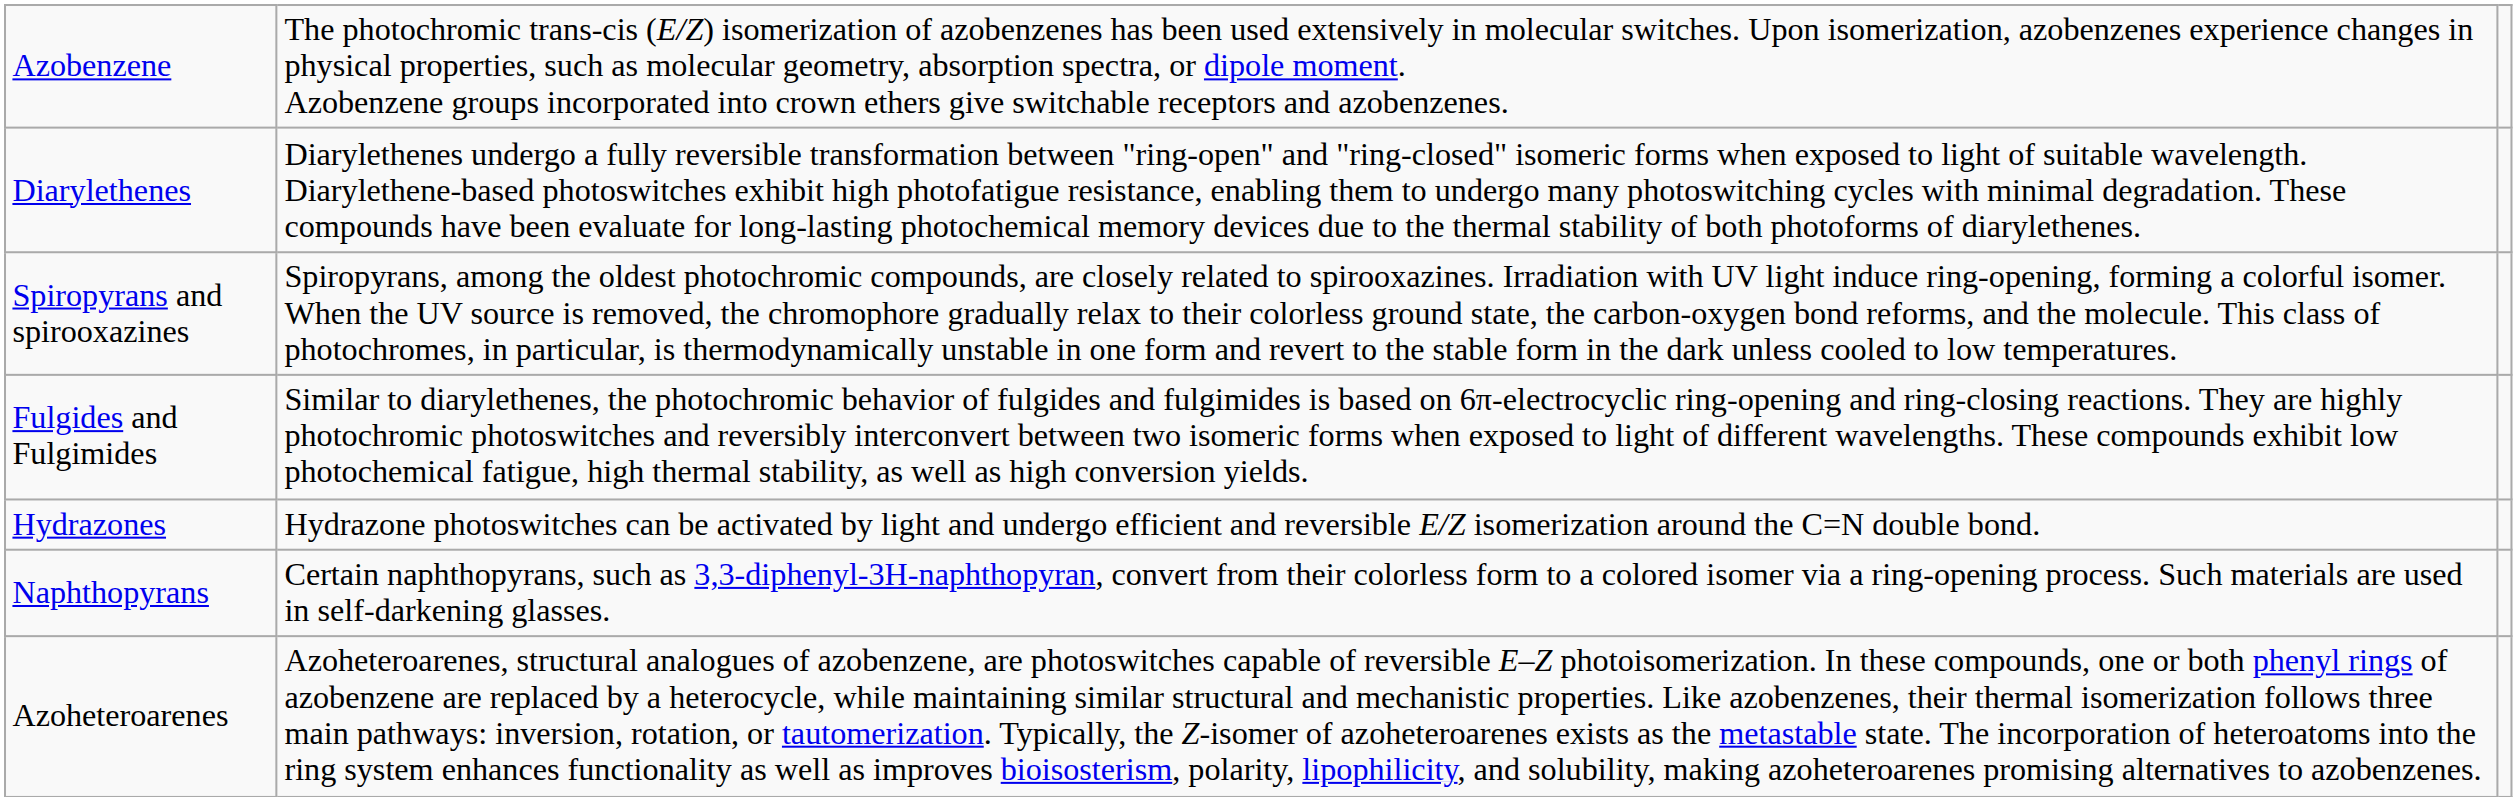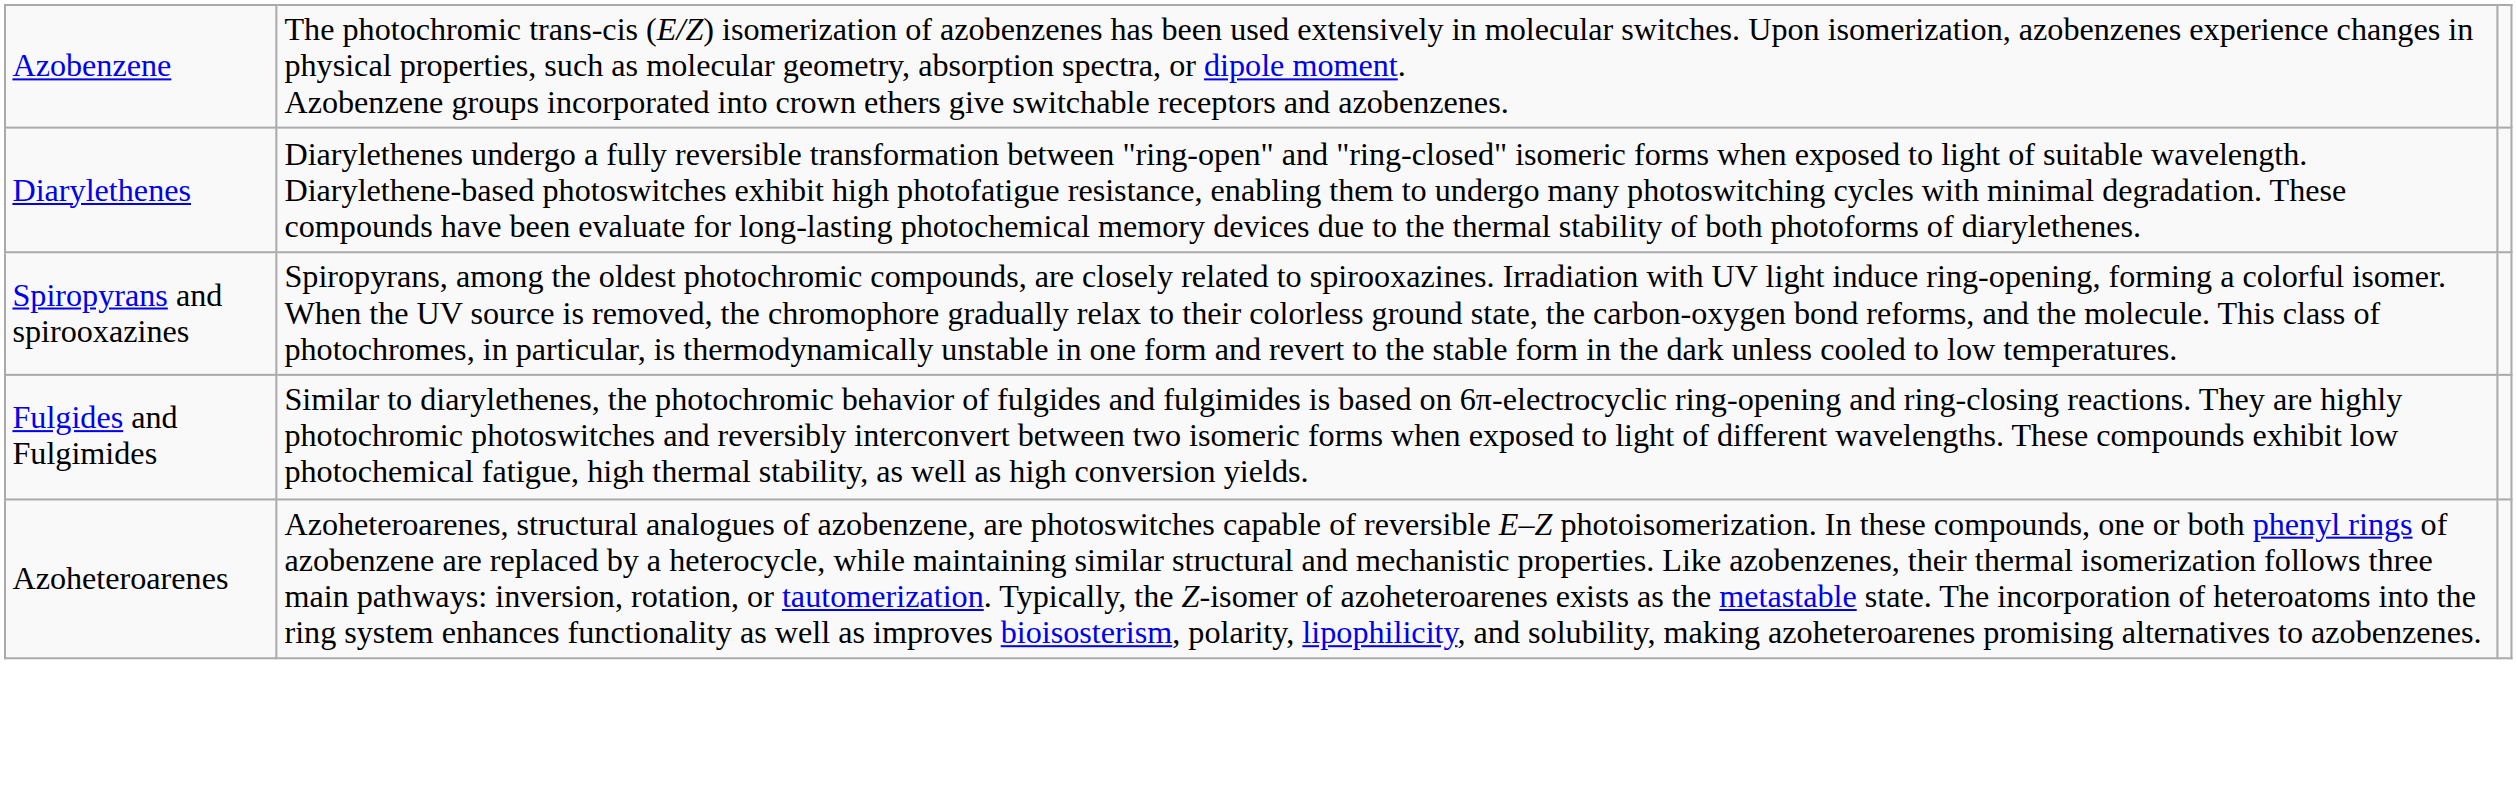- row: (89, 523)
- row: (111, 592)
